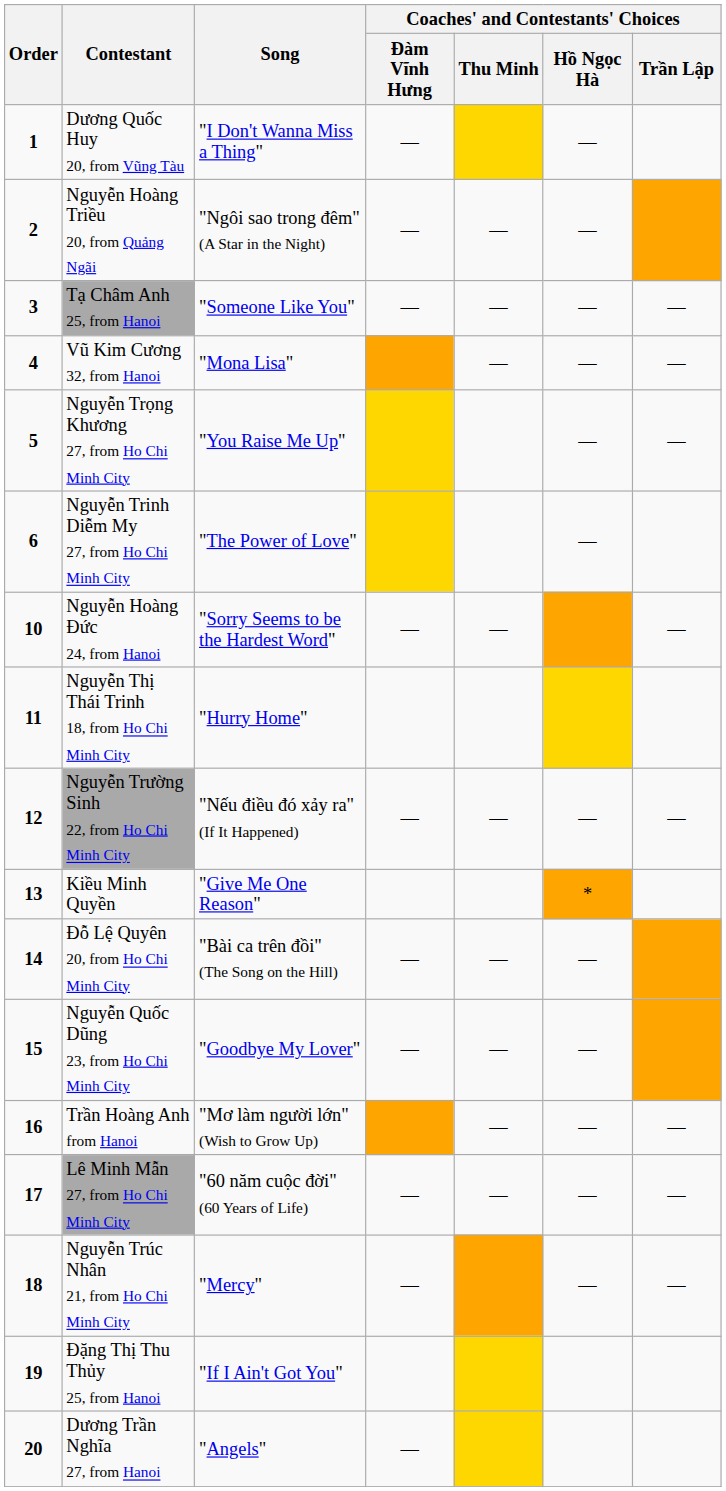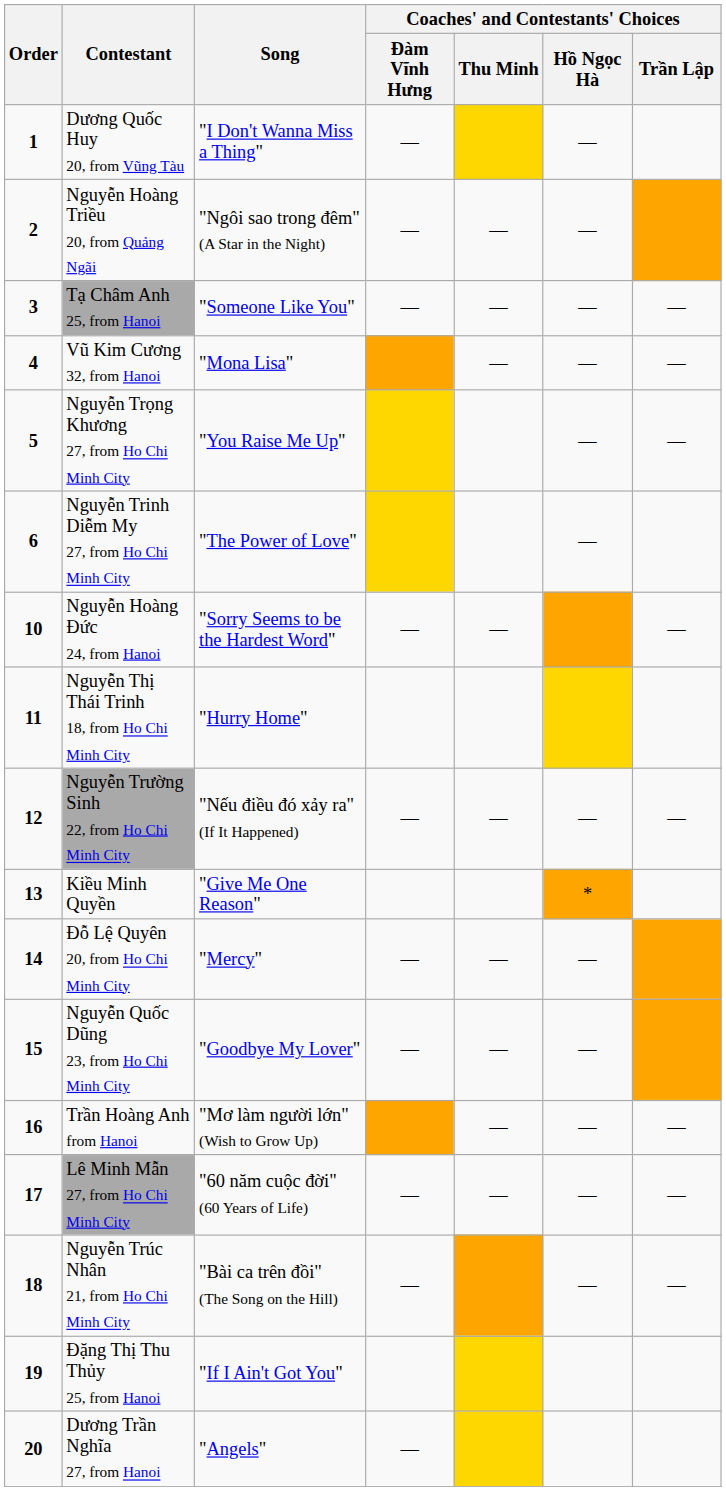(268, 958) "Bài ca trên đồi" (The Song on the Hill) -> (231, 958) "Mercy"
(231, 1285) "Mercy" -> (268, 1285) "Bài ca trên đồi" (The Song on the Hill)
